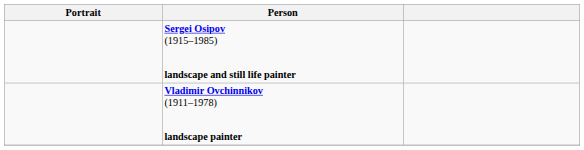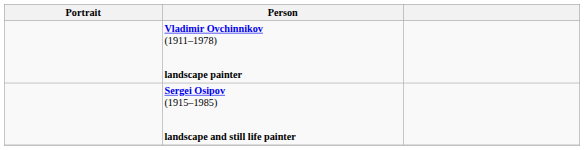rows swapped: (214, 114) <-> (230, 51)
